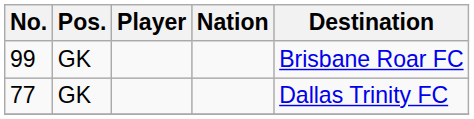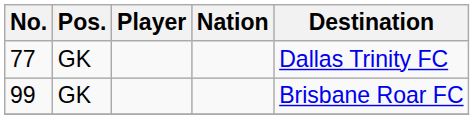rows swapped: (23, 59) <-> (23, 95)
